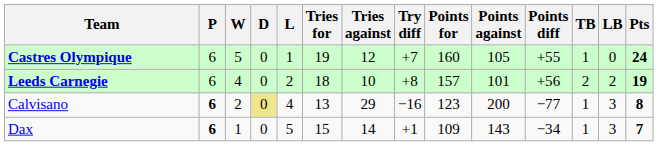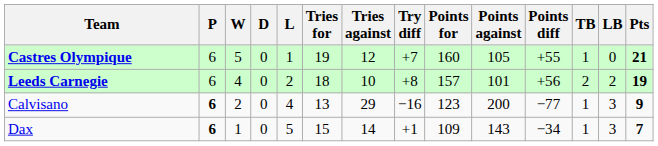(639, 57) 24 -> (639, 57) 21
(264, 104) khaki background -> (264, 104) no background
(639, 104) 8 -> (639, 104) 9
